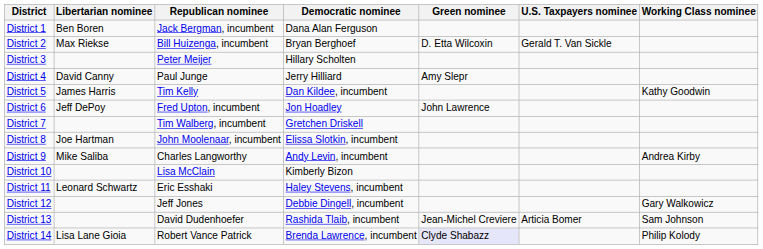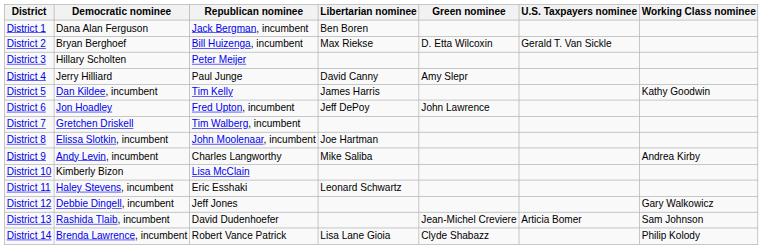columns swapped: (351, 12) <-> (104, 12)
(455, 236) lavender background -> (455, 236) no background
